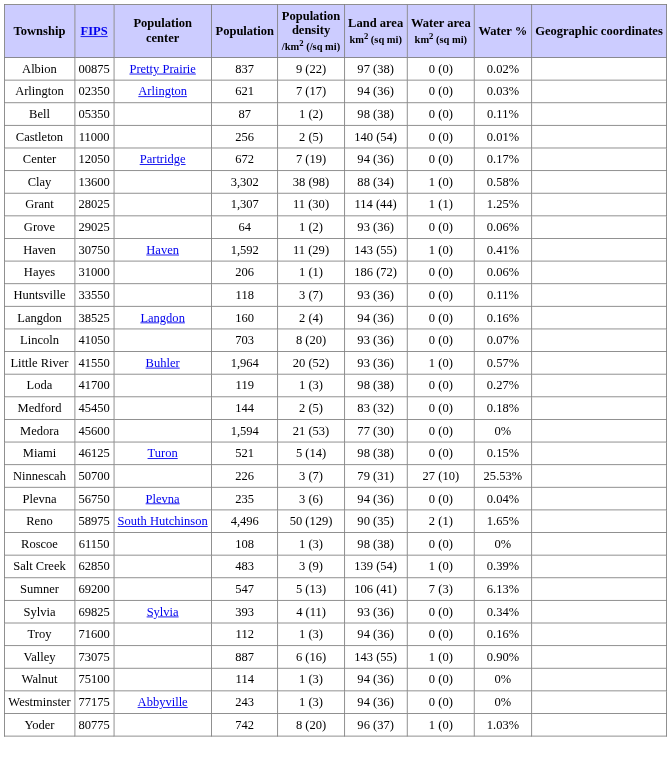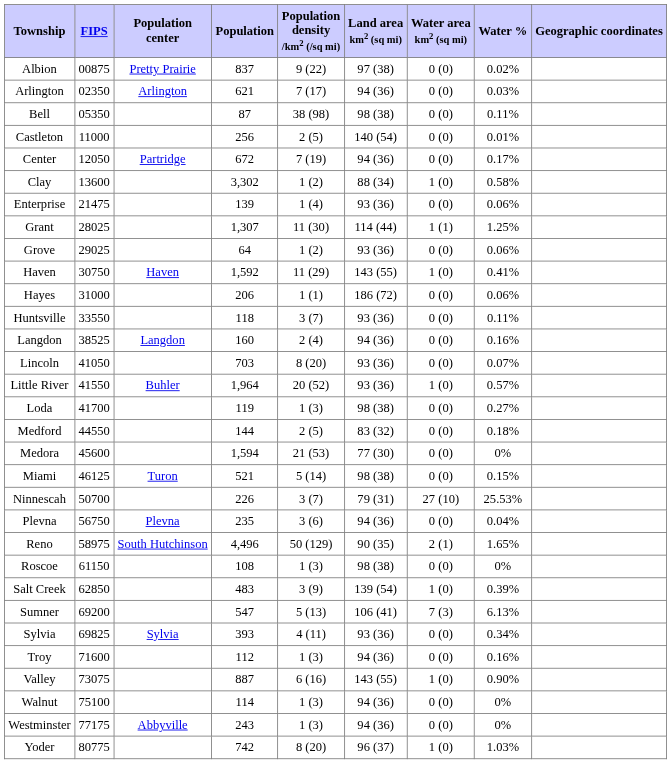(311, 114) 1 (2) -> (311, 114) 38 (98)
(311, 181) 38 (98) -> (311, 181) 1 (2)
+ row: (39, 204)
(94, 408) 45450 -> (94, 430) 44550
